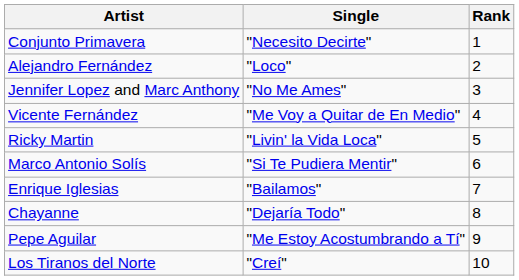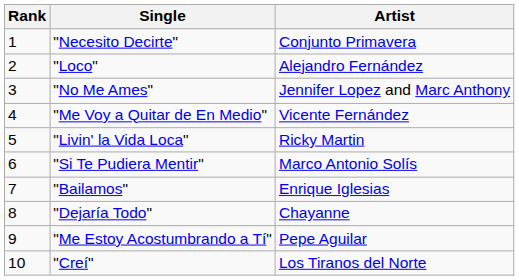columns swapped: (491, 16) <-> (124, 16)
